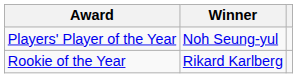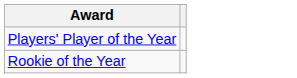- column: (233, 15)
